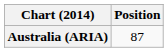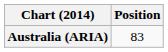(137, 36) 87 -> (137, 36) 83
